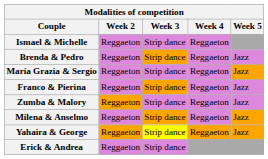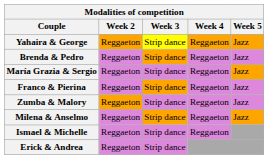rows swapped: (52, 131) <-> (52, 41)
